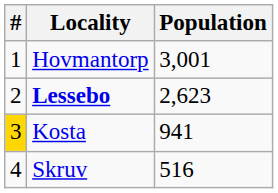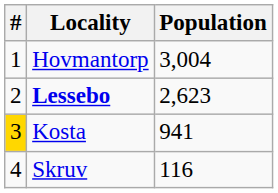(185, 59) 3,001 -> (185, 59) 3,004
(177, 168) 516 -> (176, 168) 116
